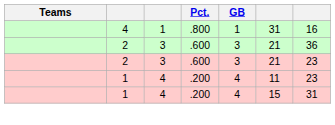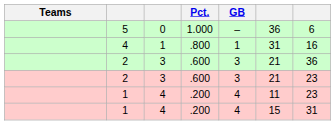+ row: (125, 29)
